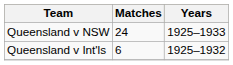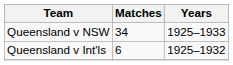(122, 32) 24 -> (122, 32) 34
